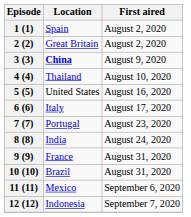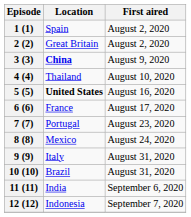(72, 92) normal -> (74, 92) bold
(55, 108) Italy -> (59, 108) France
(56, 140) India -> (61, 140) Mexico
(59, 156) France -> (55, 156) Italy
(61, 188) Mexico -> (56, 188) India
